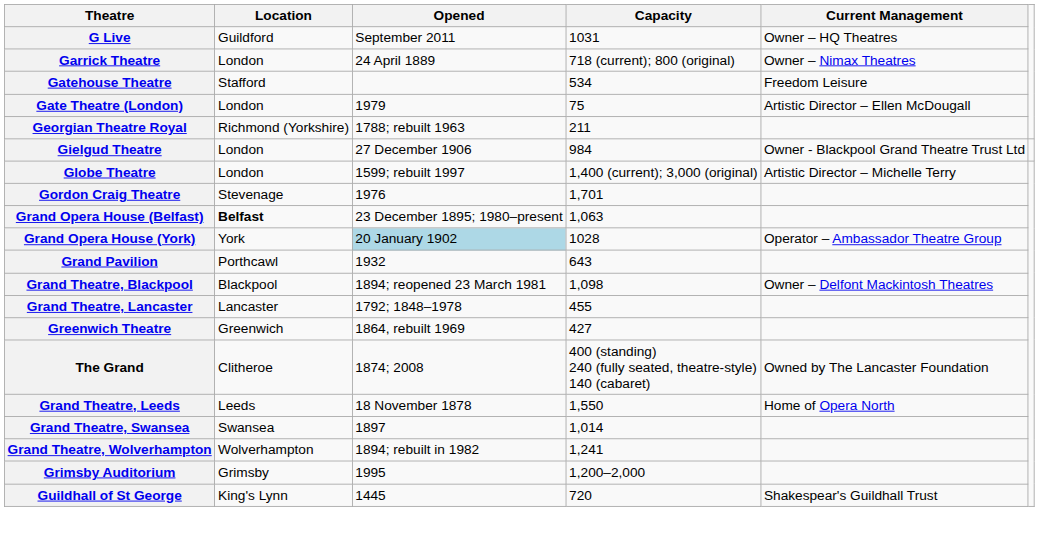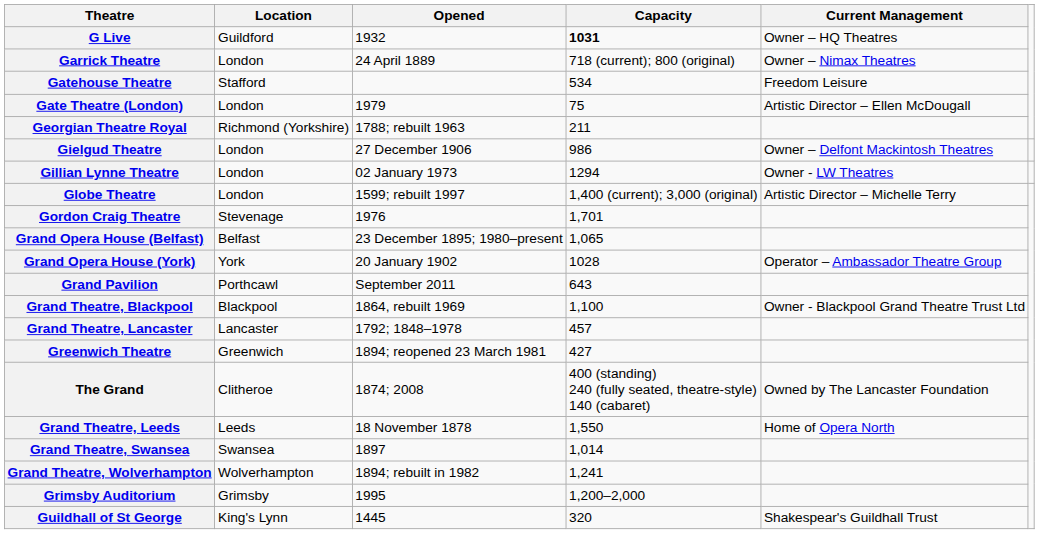(405, 38) September 2011 -> (371, 38) 1932
(584, 38) normal -> (584, 38) bold
(581, 150) 984 -> (581, 150) 986
(894, 150) Owner - Blackpool Grand Theatre Trust Ltd -> (879, 150) Owner – Delfont Mackintosh Theatres
+ row: (110, 172)
(241, 217) bold -> (239, 239) normal
(586, 217) 1,063 -> (586, 239) 1,065
(406, 239) lightblue background -> (406, 262) no background
(371, 262) 1932 -> (405, 284) September 2011
(451, 284) 1894; reopened 23 March 1981 -> (410, 306) 1864, rebuilt 1969
(586, 284) 1,098 -> (586, 306) 1,100
(879, 284) Owner – Delfont Mackintosh Theatres -> (894, 306) Owner - Blackpool Grand Theatre Trust Ltd
(581, 306) 455 -> (581, 329) 457
(410, 329) 1864, rebuilt 1969 -> (451, 351) 1894; reopened 23 March 1981
(581, 495) 720 -> (581, 517) 320
